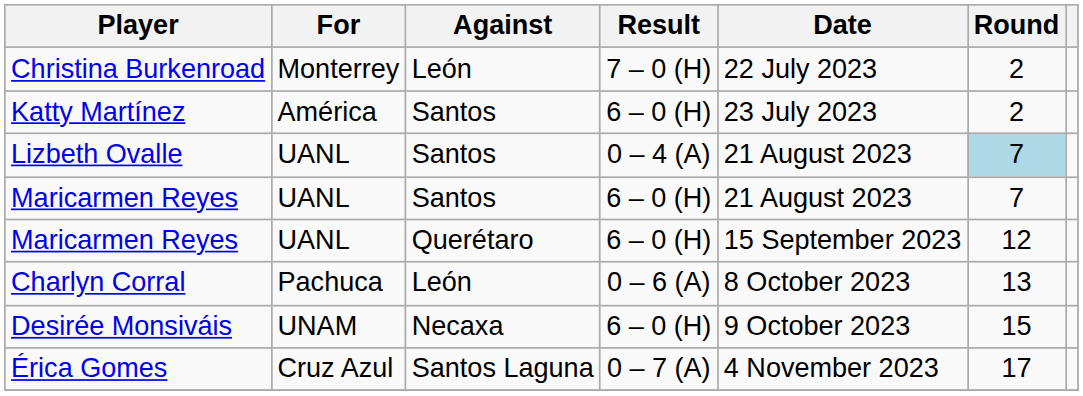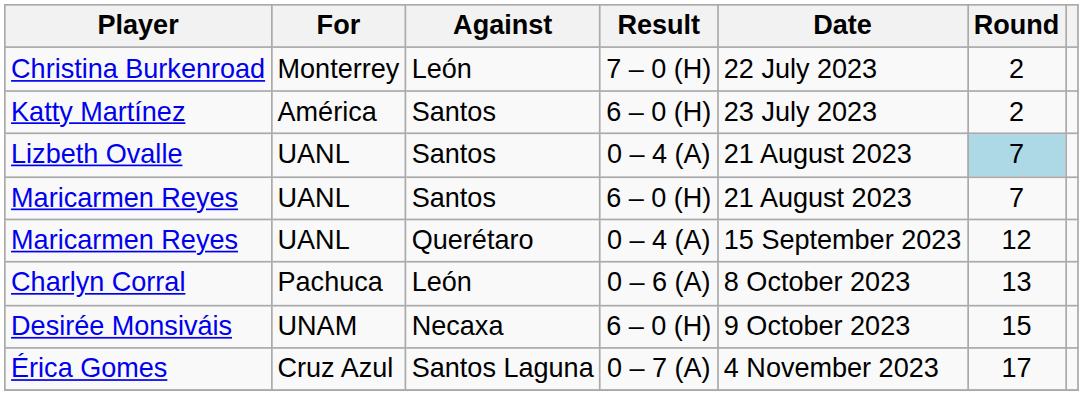(659, 240) 6 – 0 (H) -> (659, 240) 0 – 4 (A)
